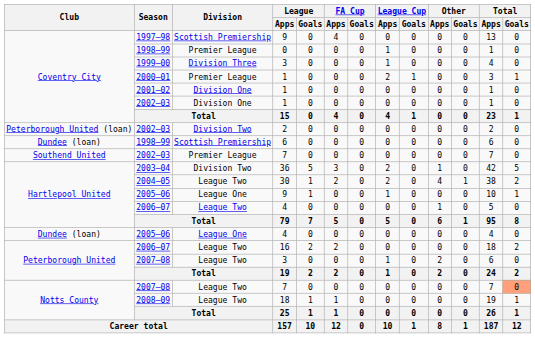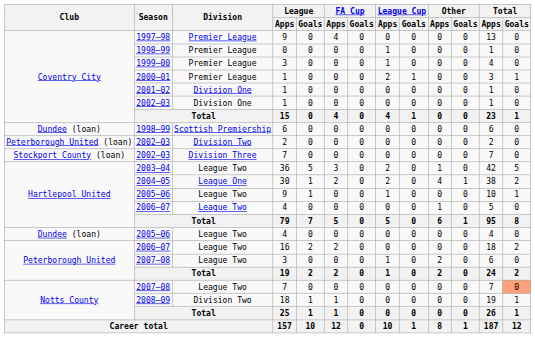(223, 37) Scottish Premiership -> (223, 37) Premier League
(223, 63) Division Three -> (223, 63) Premier League
rows swapped: (153, 142) <-> (153, 129)
(69, 155) Southend United -> (69, 155) Stockport County (loan)
(223, 155) Premier League -> (223, 155) Division Three
(223, 169) Division Two -> (223, 169) League Two
(223, 182) League Two -> (223, 182) League One
(223, 195) League One -> (223, 195) League Two
(223, 234) League One -> (223, 234) League Two
(223, 300) League Two -> (223, 300) Division Two
